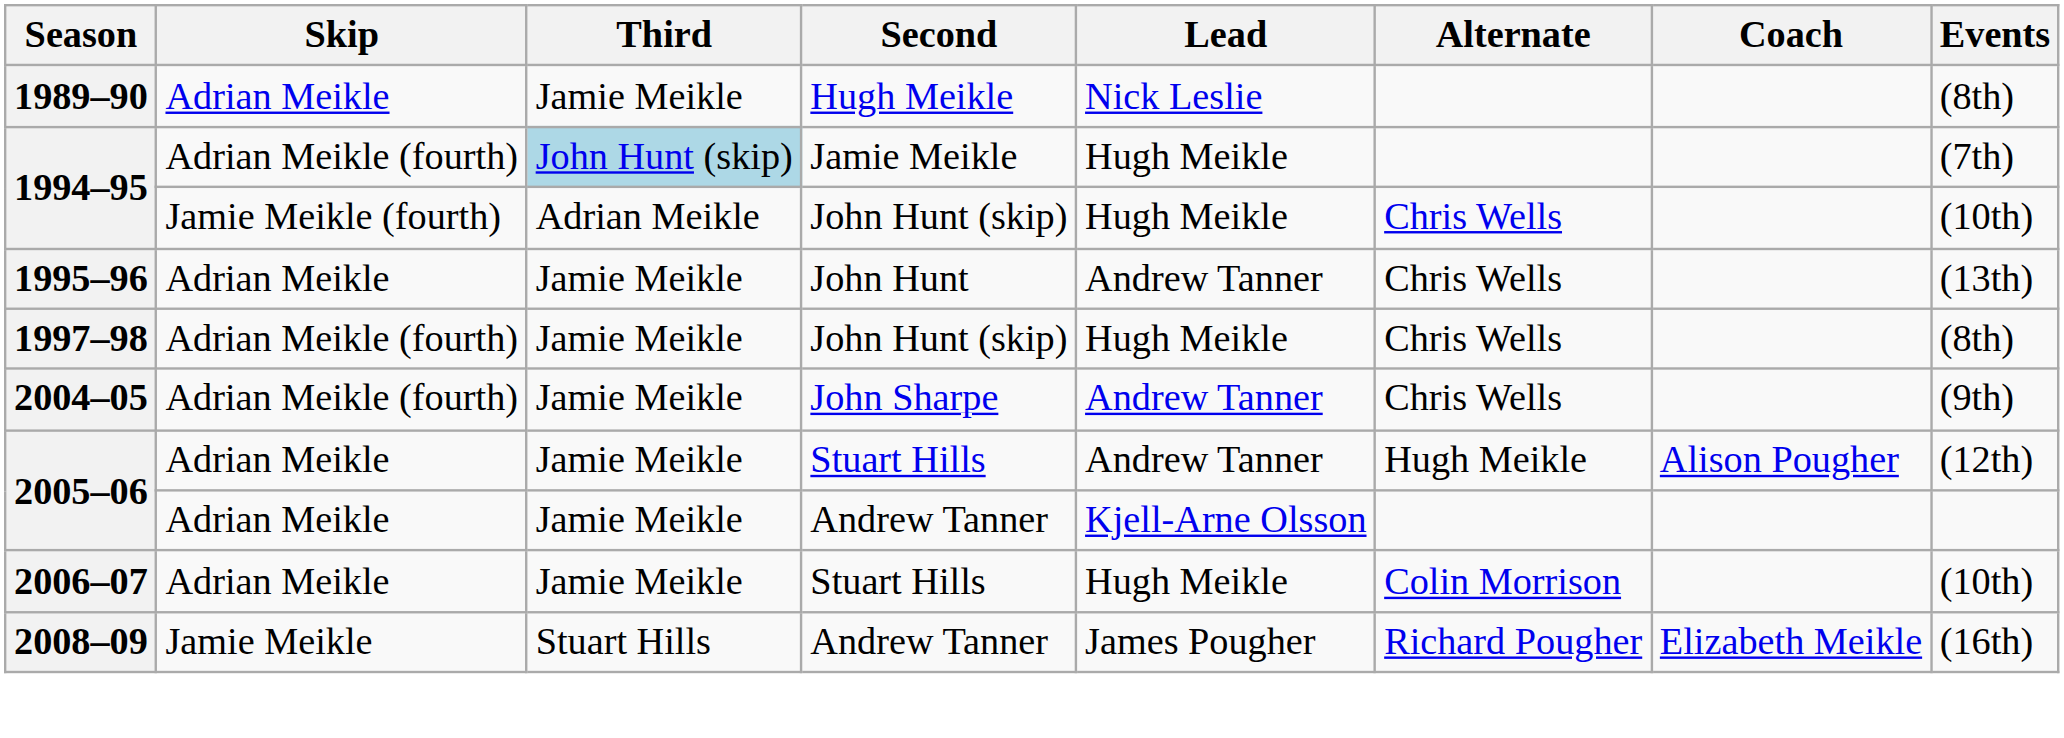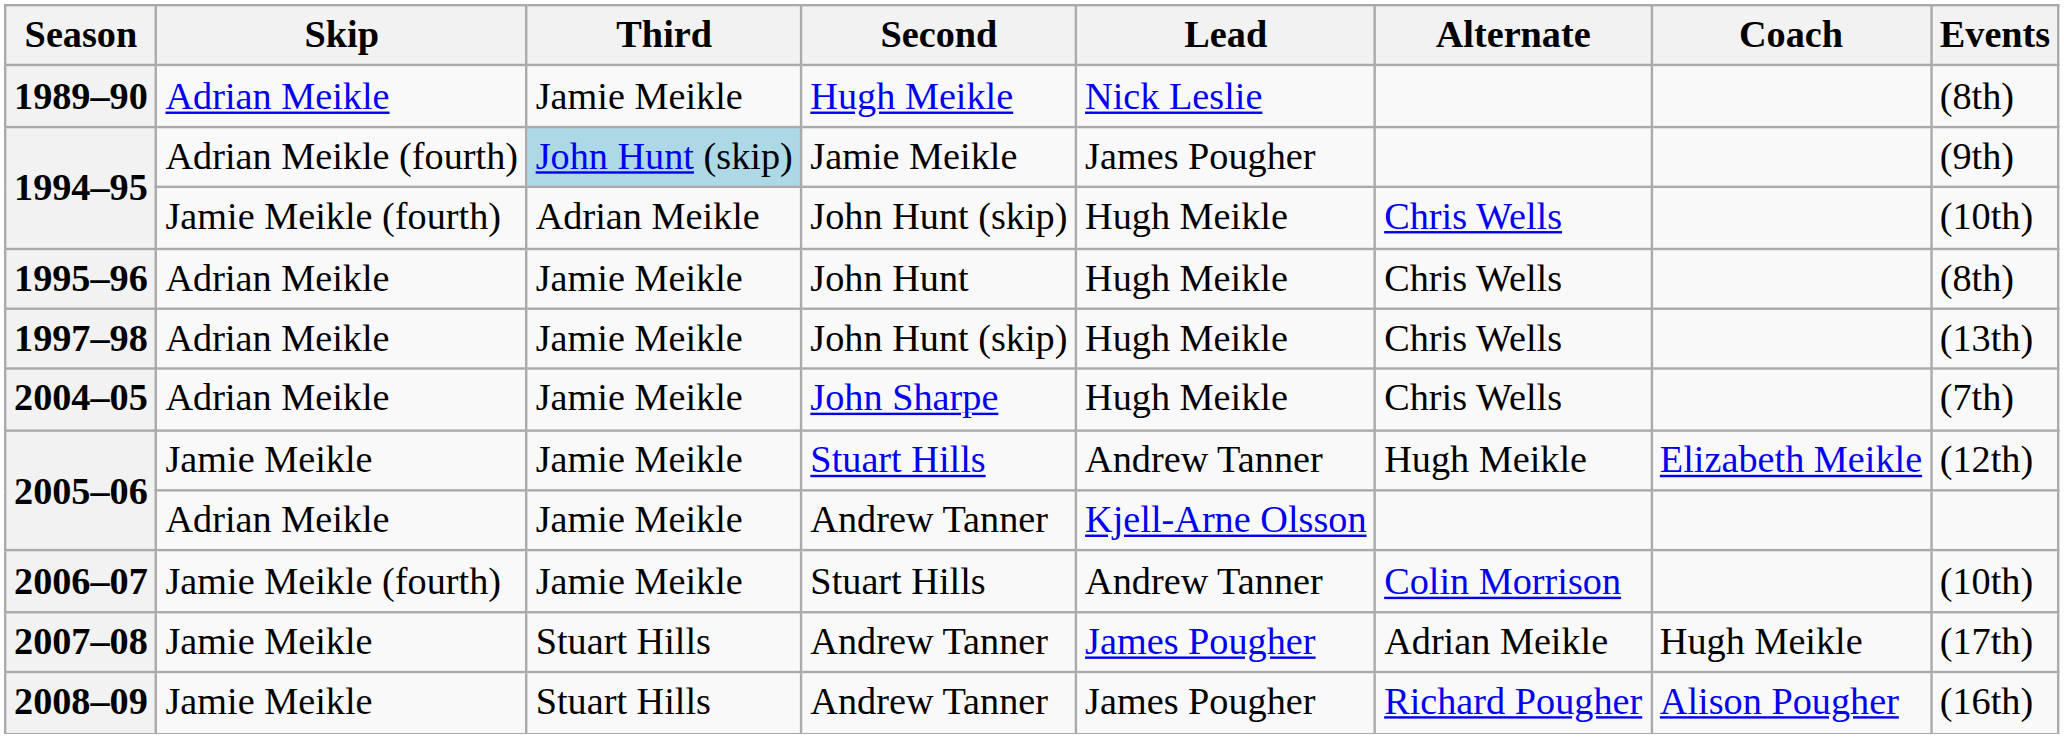(1186, 156) Hugh Meikle -> (1200, 156) James Pougher
(1977, 156) (7th) -> (1977, 156) (9th)
(1204, 277) Andrew Tanner -> (1186, 277) Hugh Meikle
(1986, 277) (13th) -> (1977, 277) (8th)
(342, 338) Adrian Meikle (fourth) -> (278, 338) Adrian Meikle
(1977, 338) (8th) -> (1986, 338) (13th)
(342, 398) Adrian Meikle (fourth) -> (278, 398) Adrian Meikle
(1204, 398) Andrew Tanner -> (1186, 398) Hugh Meikle
(1977, 398) (9th) -> (1977, 398) (7th)
(278, 459) Adrian Meikle -> (269, 459) Jamie Meikle
(1779, 459) Alison Pougher -> (1791, 459) Elizabeth Meikle
(278, 580) Adrian Meikle -> (333, 580) Jamie Meikle (fourth)
(1186, 580) Hugh Meikle -> (1204, 580) Andrew Tanner
+ row: (81, 641)
(1791, 641) Elizabeth Meikle -> (1779, 701) Alison Pougher
